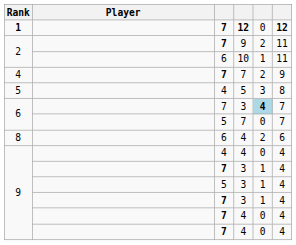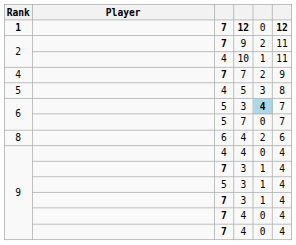(224, 59) 6 -> (224, 59) 4
(224, 106) 7 -> (224, 106) 5
